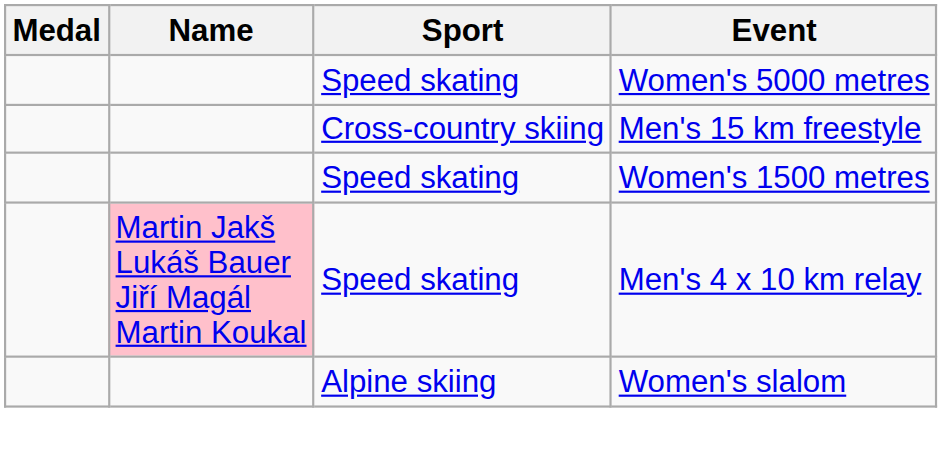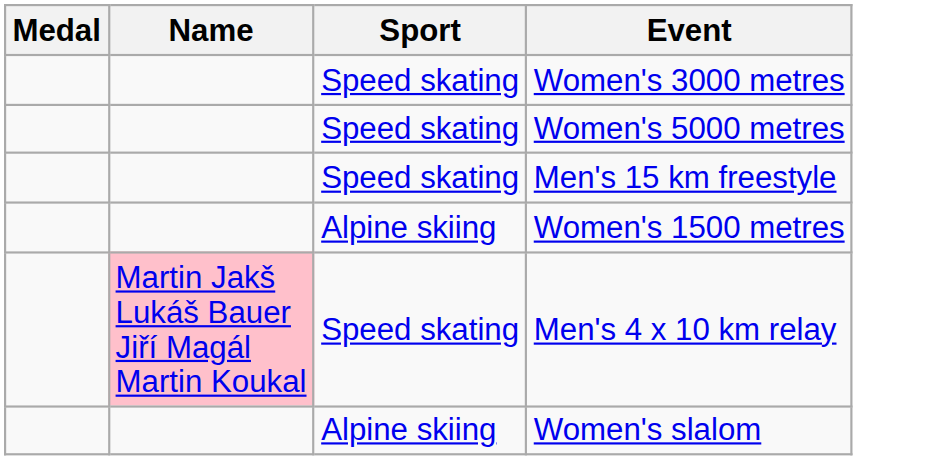+ row: (689, 80)
(463, 129) Cross-country skiing -> (420, 178) Speed skating
(420, 178) Speed skating -> (409, 228) Alpine skiing
